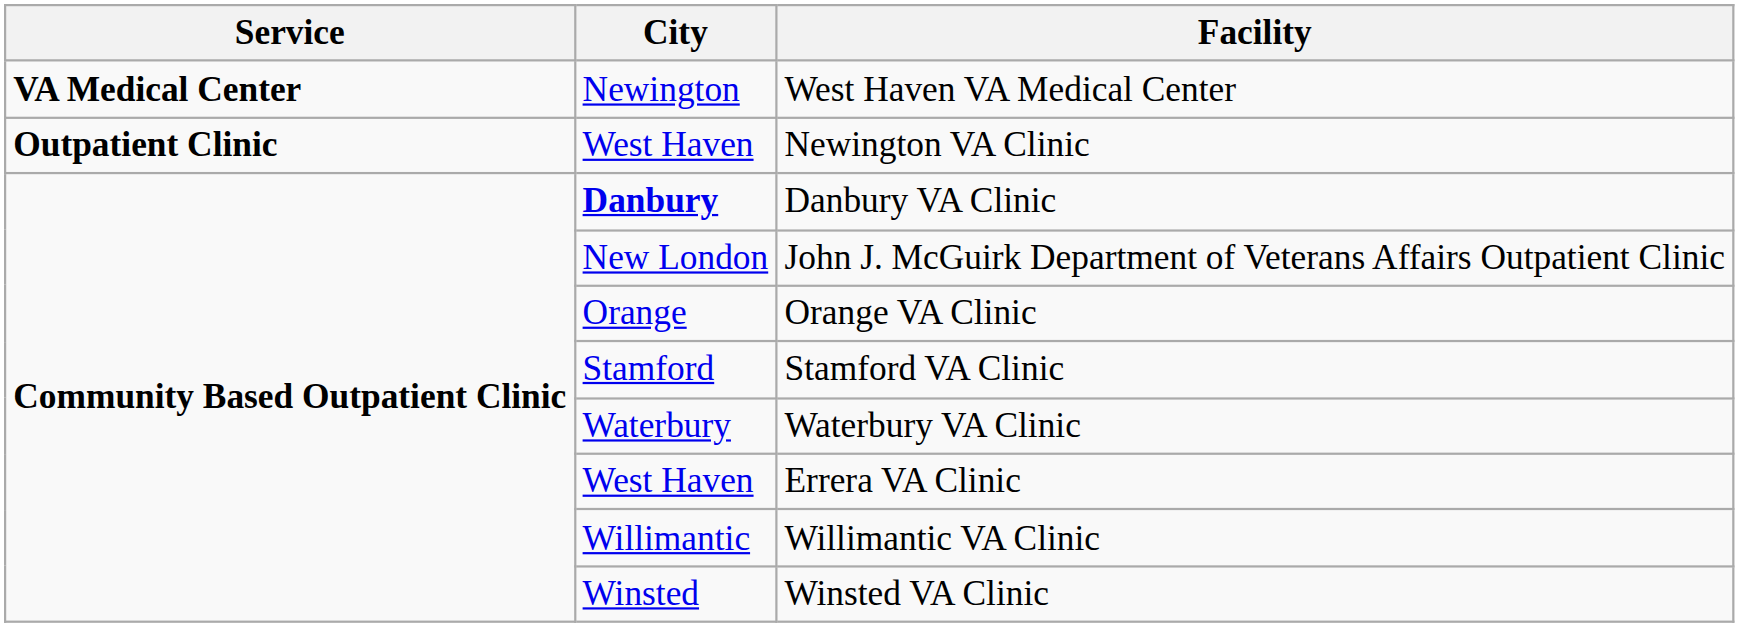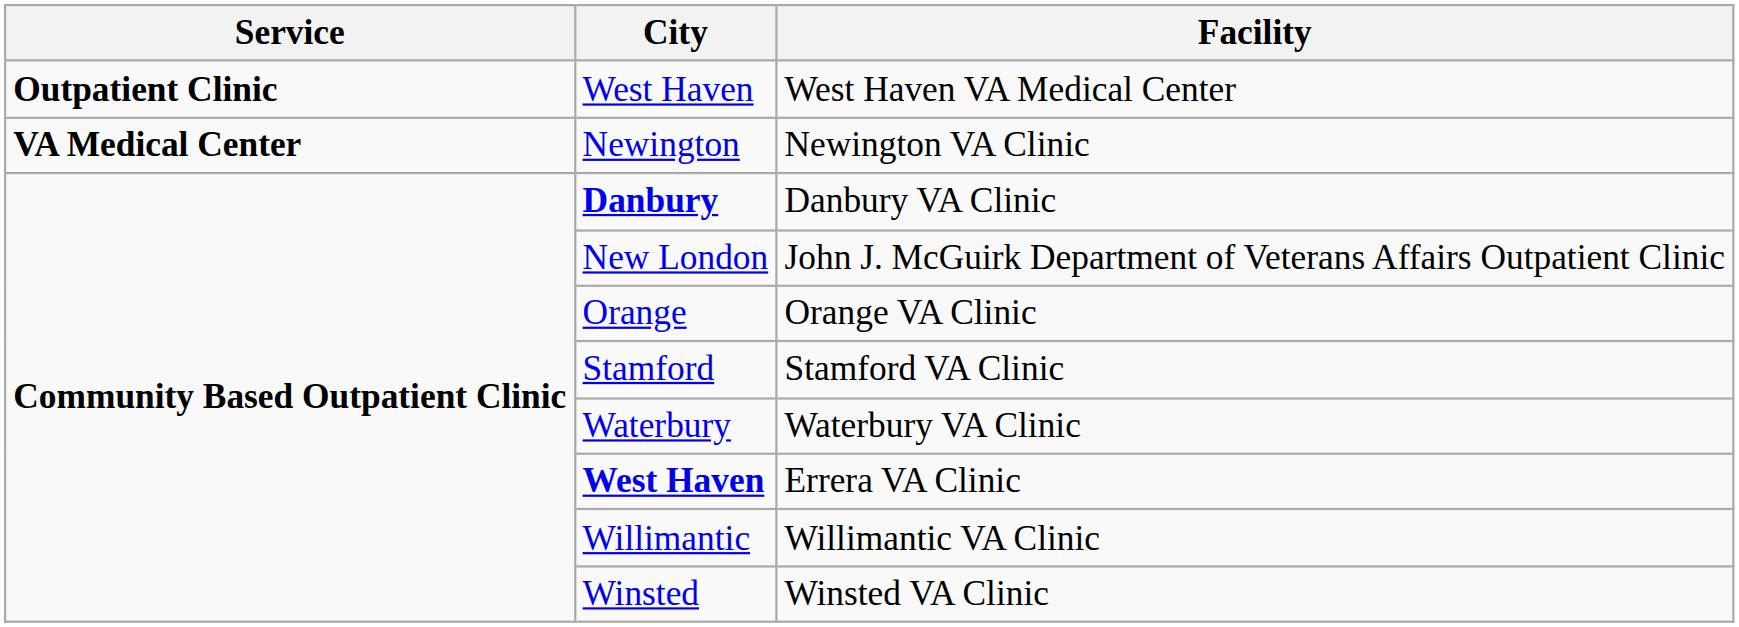(157, 88) VA Medical Center -> (145, 88) Outpatient Clinic
(661, 88) Newington -> (668, 88) West Haven
(145, 144) Outpatient Clinic -> (157, 144) VA Medical Center
(668, 144) West Haven -> (661, 144) Newington
(668, 481) normal -> (673, 481) bold
